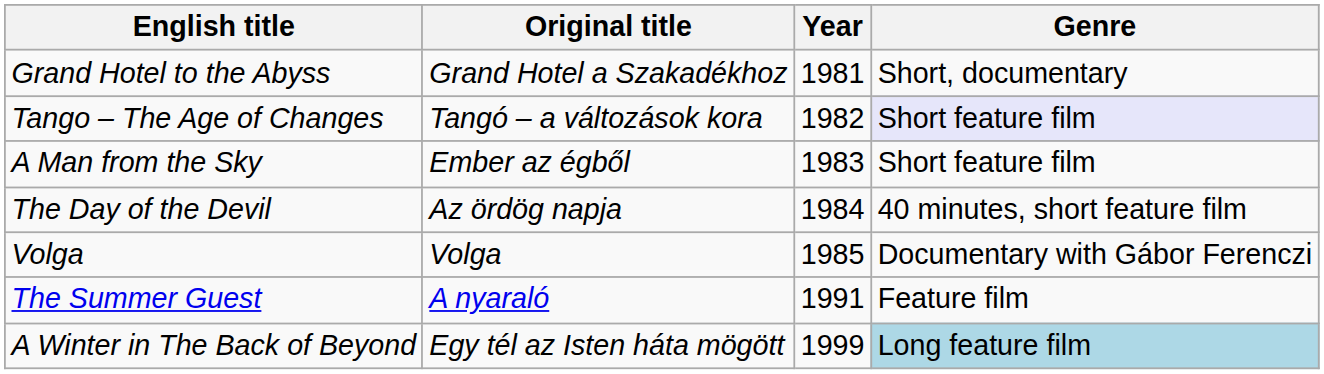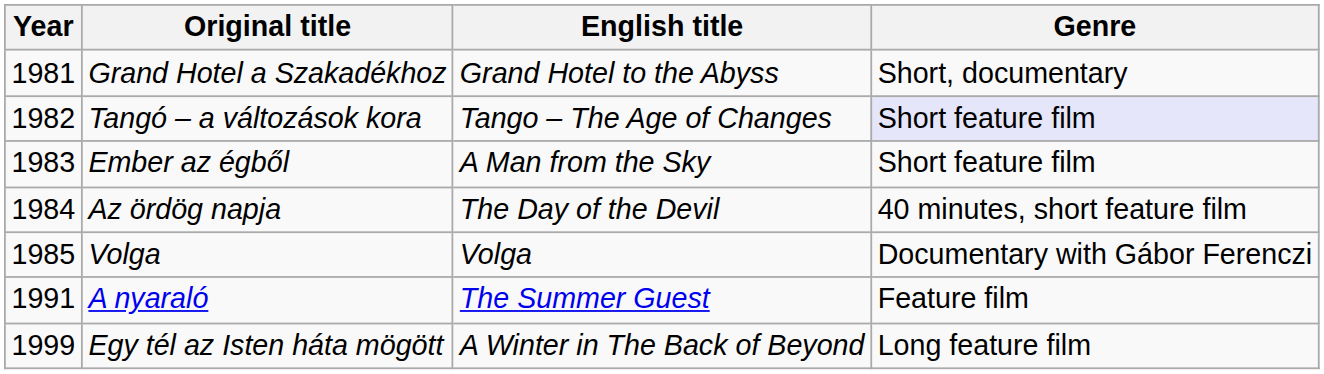columns swapped: (833, 27) <-> (214, 27)
(984, 345) lightblue background -> (984, 345) no background
